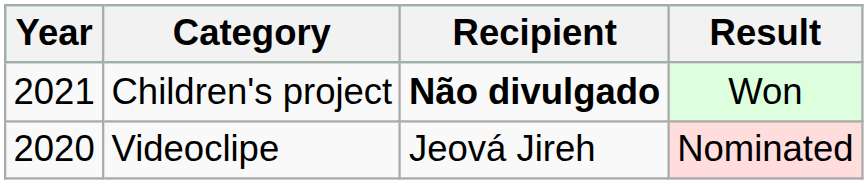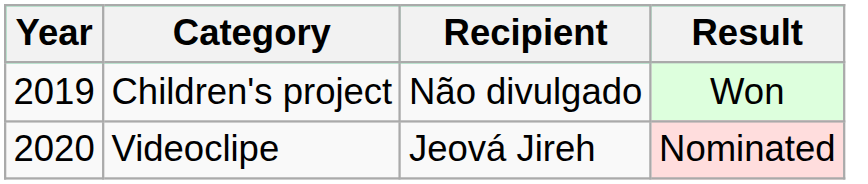(54, 91) 2021 -> (54, 91) 2019
(535, 91) bold -> (526, 91) normal
